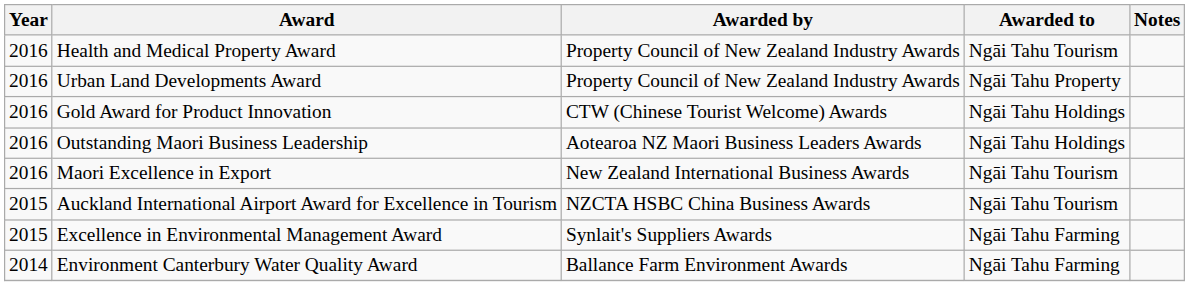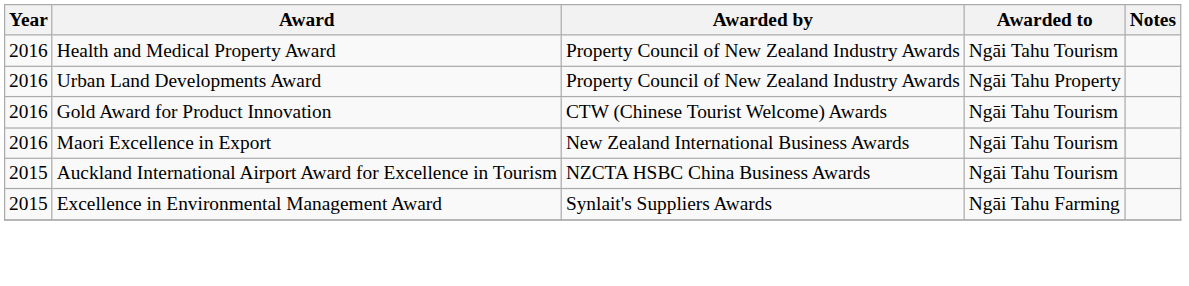(1047, 111) Ngāi Tahu Holdings -> (1043, 111) Ngāi Tahu Tourism
- row: (212, 142)
- row: (237, 265)
